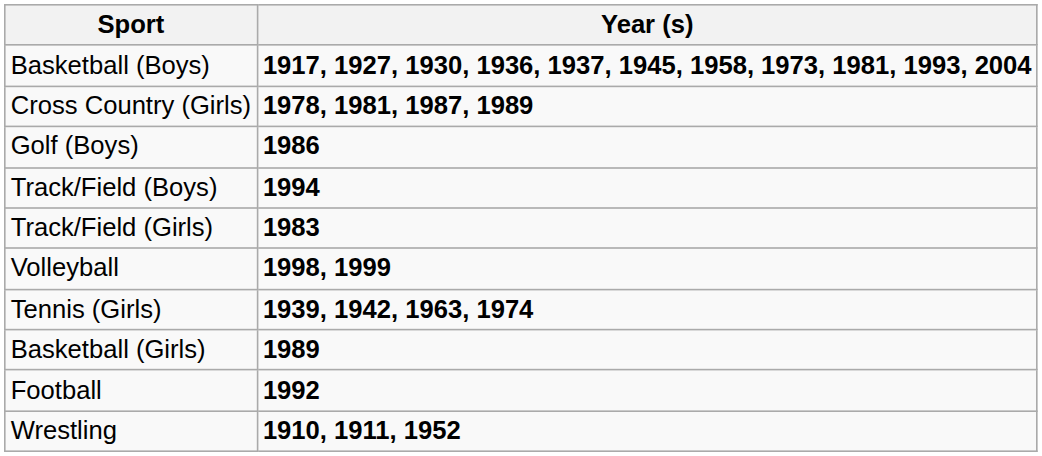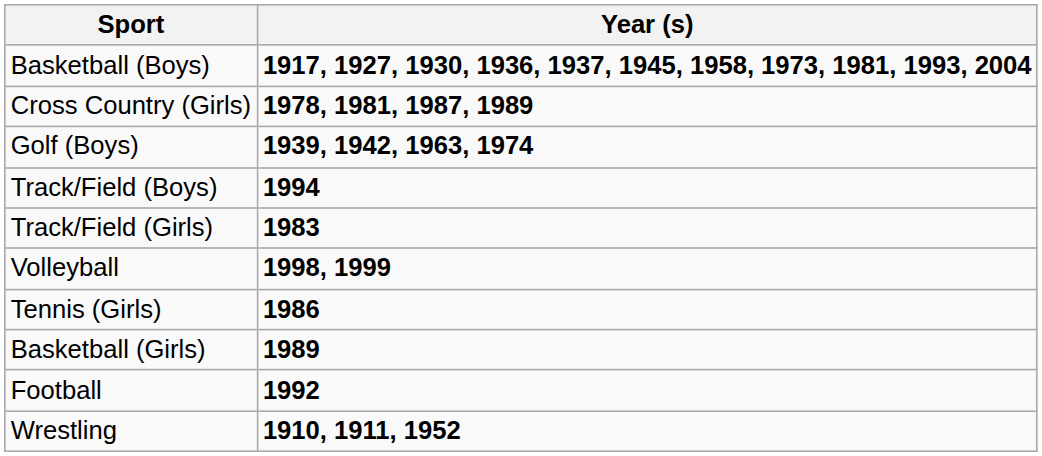(291, 146) 1986 -> (398, 146) 1939, 1942, 1963, 1974
(398, 308) 1939, 1942, 1963, 1974 -> (291, 308) 1986
